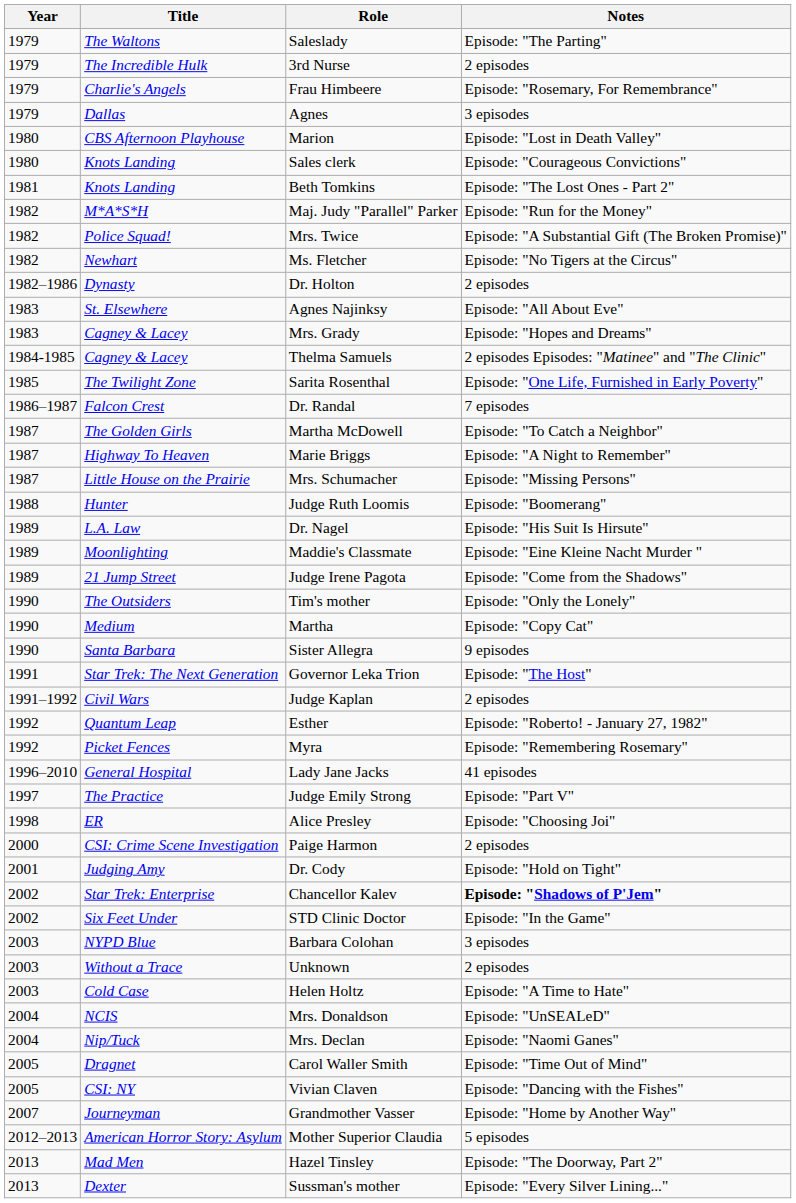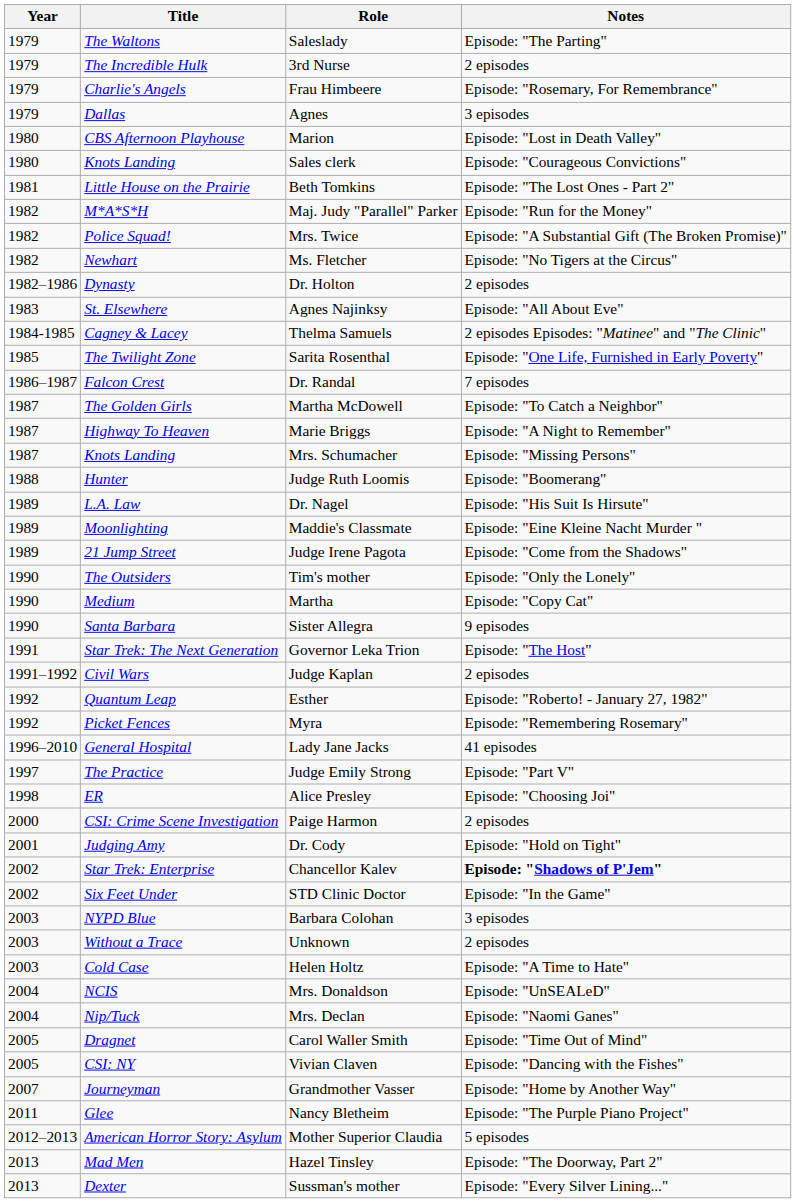(130, 187) Knots Landing -> (167, 187) Little House on the Prairie
- row: (324, 333)
(167, 479) Little House on the Prairie -> (130, 455) Knots Landing
+ row: (339, 1112)
